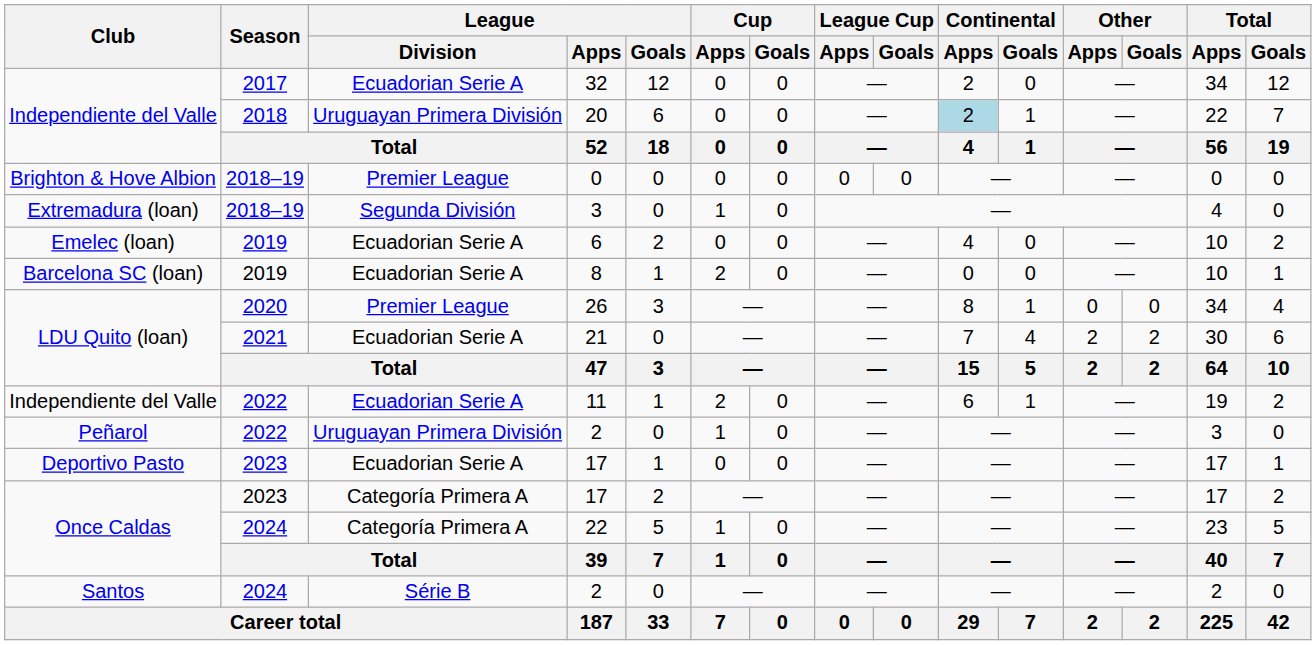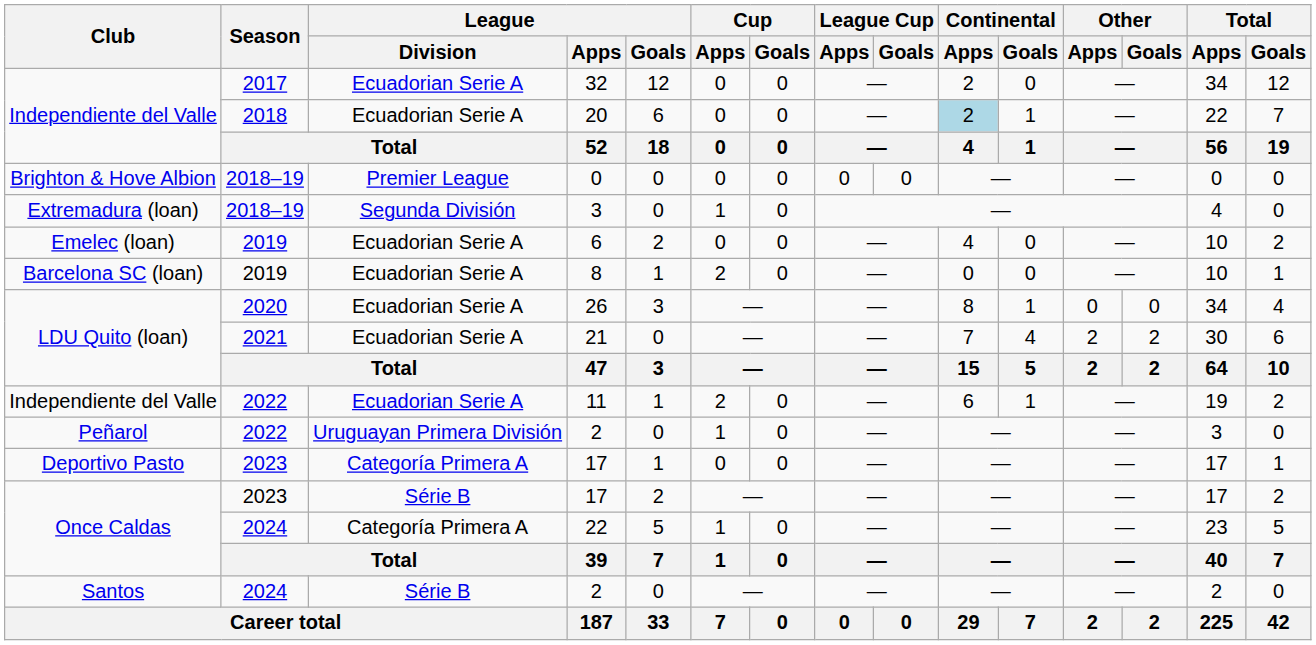(438, 115) Uruguayan Primera División -> (438, 115) Ecuadorian Serie A
(438, 305) Premier League -> (438, 305) Ecuadorian Serie A
(438, 464) Ecuadorian Serie A -> (438, 464) Categoría Primera A
(438, 496) Categoría Primera A -> (438, 496) Série B
